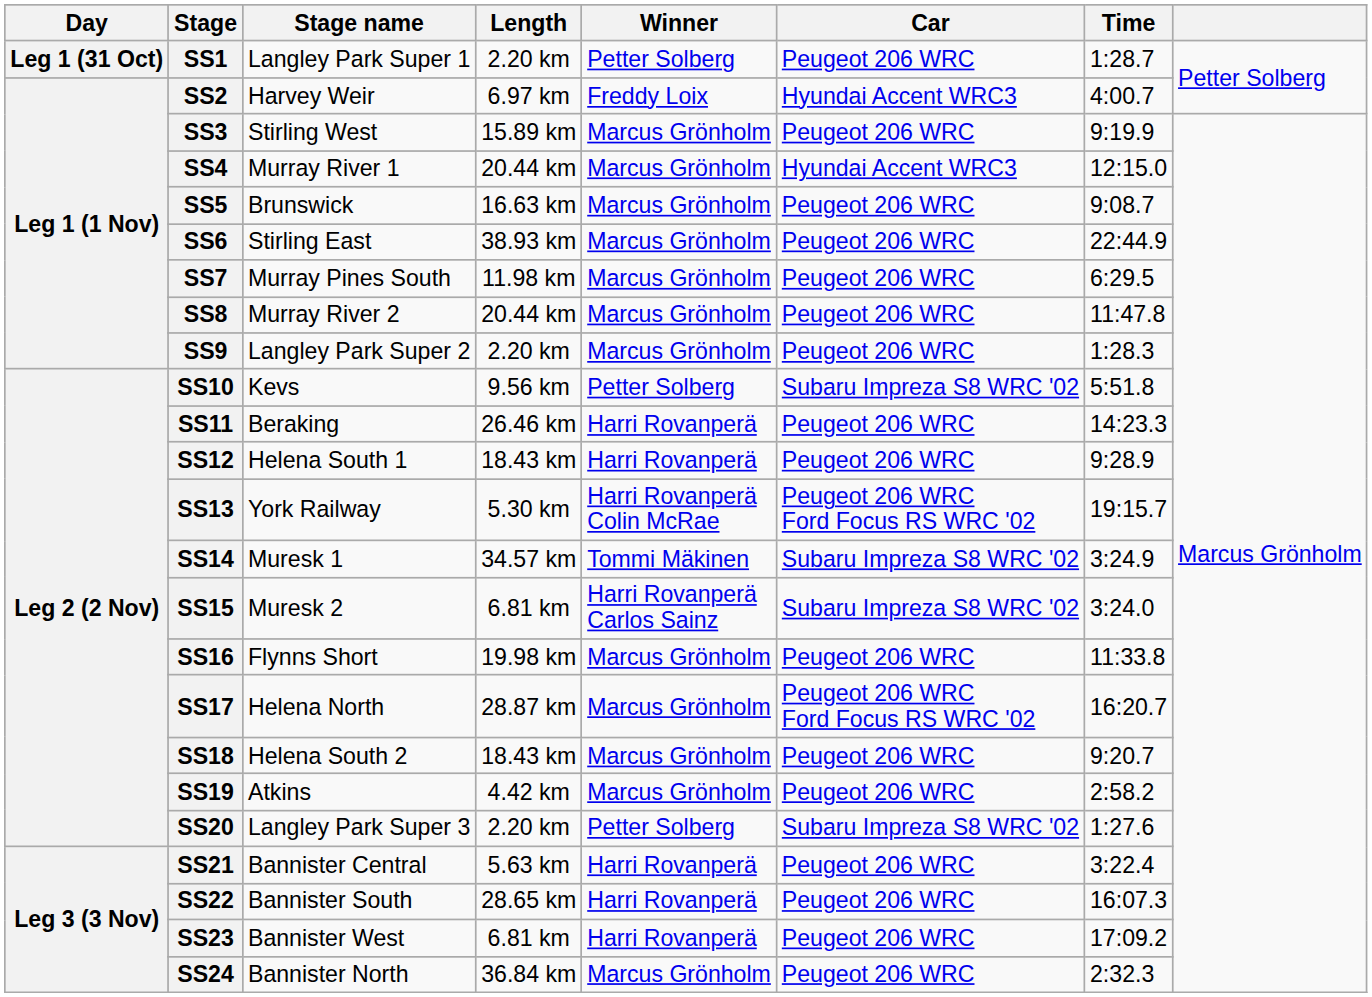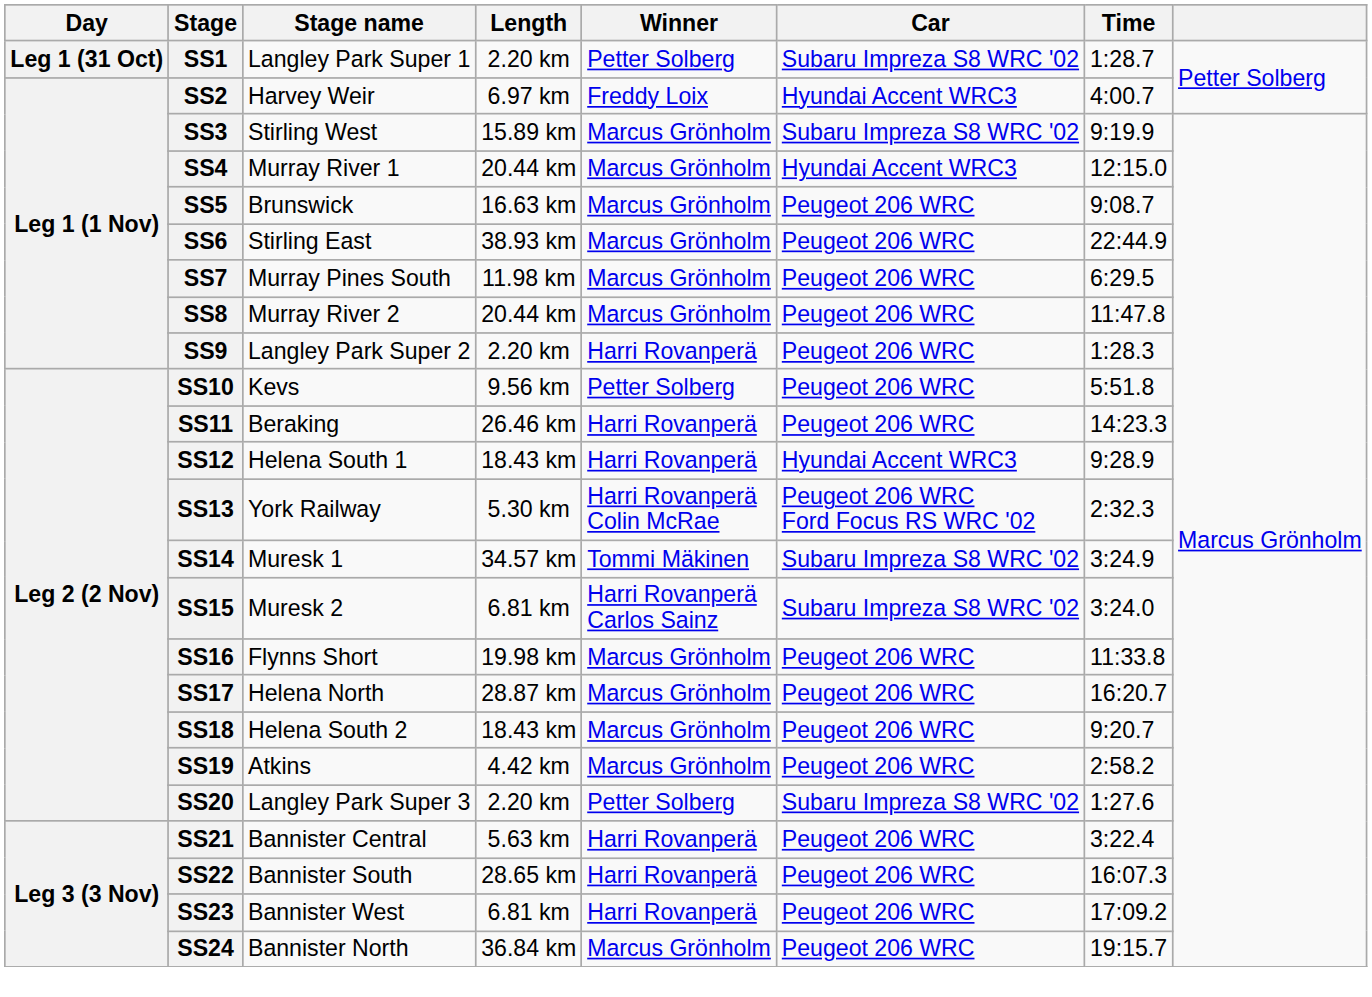(878, 59) Peugeot 206 WRC -> (930, 59) Subaru Impreza S8 WRC '02
(878, 132) Peugeot 206 WRC -> (930, 132) Subaru Impreza S8 WRC '02
(679, 351) Marcus Grönholm -> (672, 351) Harri Rovanperä
(930, 387) Subaru Impreza S8 WRC '02 -> (878, 387) Peugeot 206 WRC
(878, 460) Peugeot 206 WRC -> (899, 460) Hyundai Accent WRC3
(1129, 509) 19:15.7 -> (1122, 509) 2:32.3
(909, 706) Peugeot 206 WRC Ford Focus RS WRC '02 -> (878, 693) Peugeot 206 WRC
(1122, 974) 2:32.3 -> (1129, 948) 19:15.7
